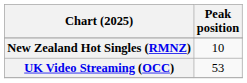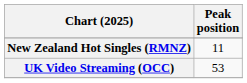(218, 48) 10 -> (218, 48) 11
